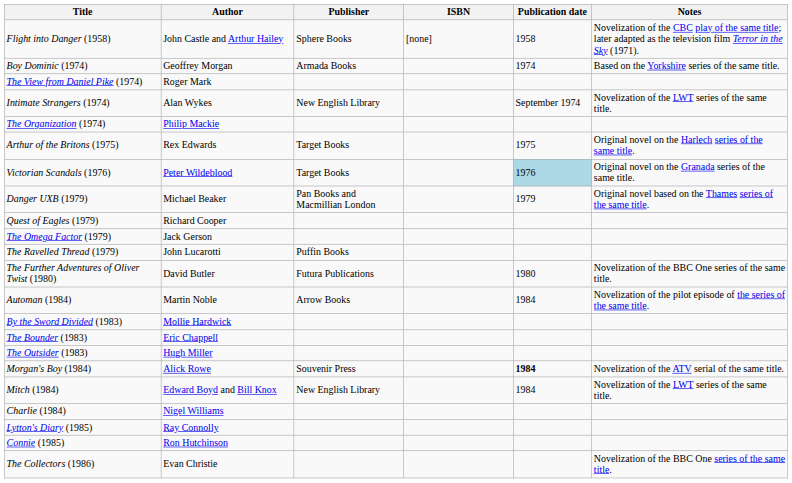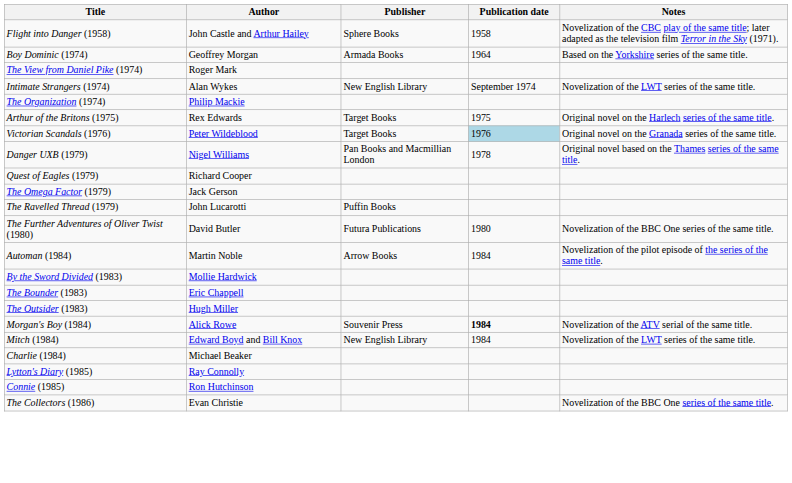- column: (458, 12)
(525, 66) 1974 -> (481, 54) 1964
(195, 199) Michael Beaker -> (219, 154) Nigel Williams
(525, 199) 1979 -> (481, 154) 1978
(193, 411) Nigel Williams -> (220, 355) Michael Beaker
